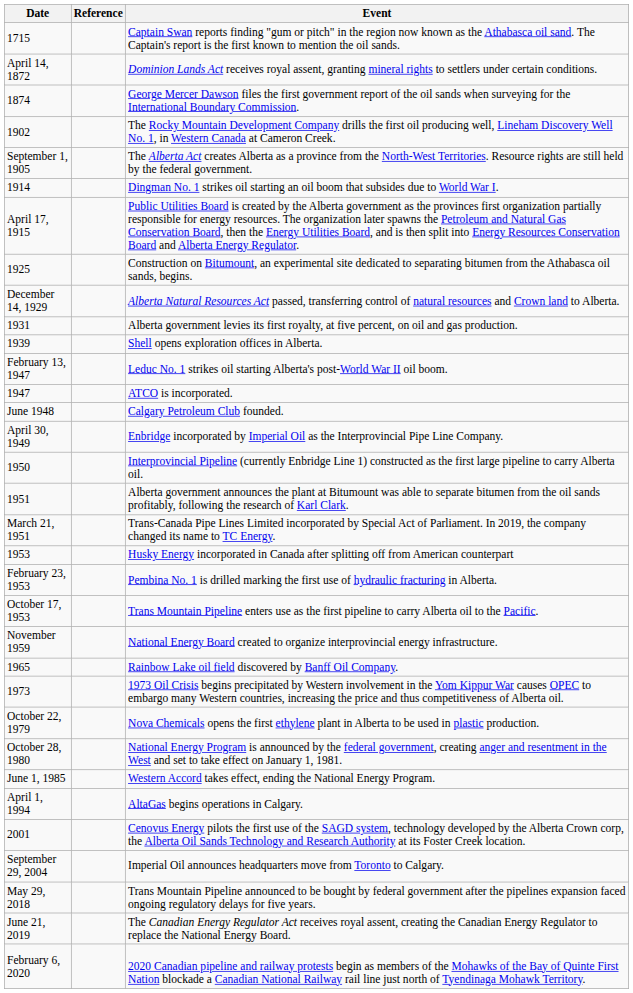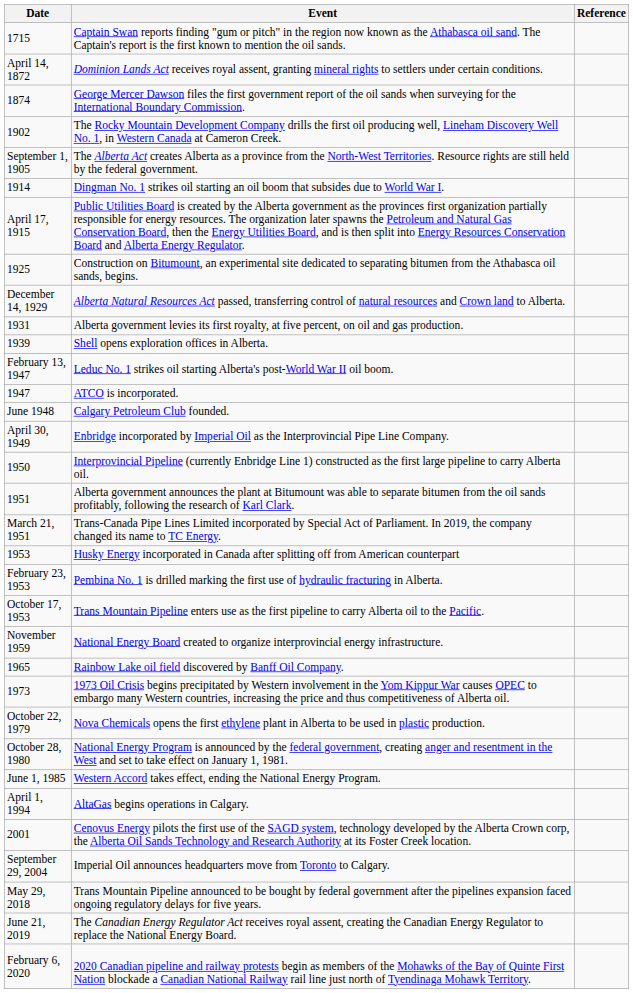columns swapped: (377, 13) <-> (98, 13)
